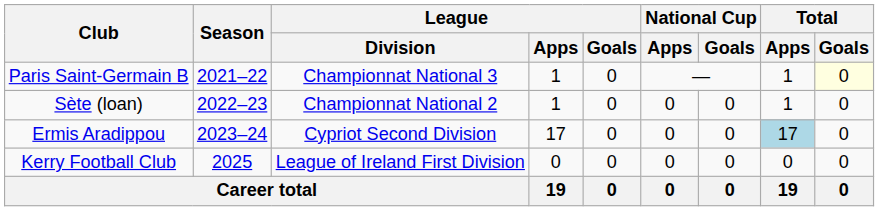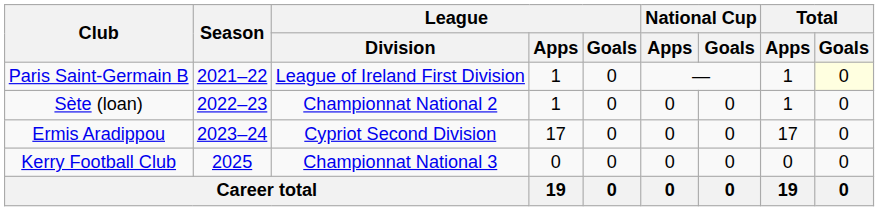(400, 76) Championnat National 3 -> (400, 76) League of Ireland First Division
(788, 133) lightblue background -> (788, 133) no background
(400, 162) League of Ireland First Division -> (400, 162) Championnat National 3
